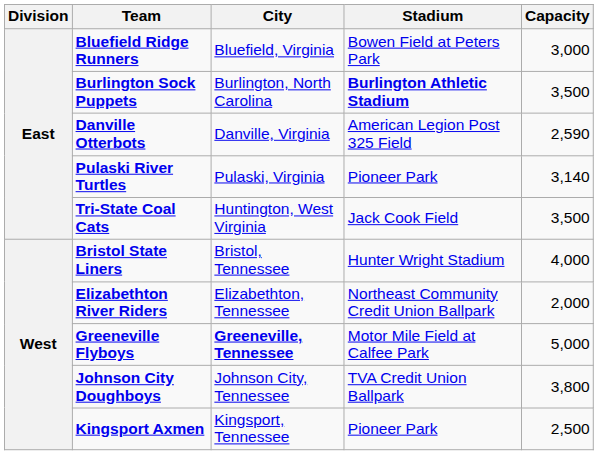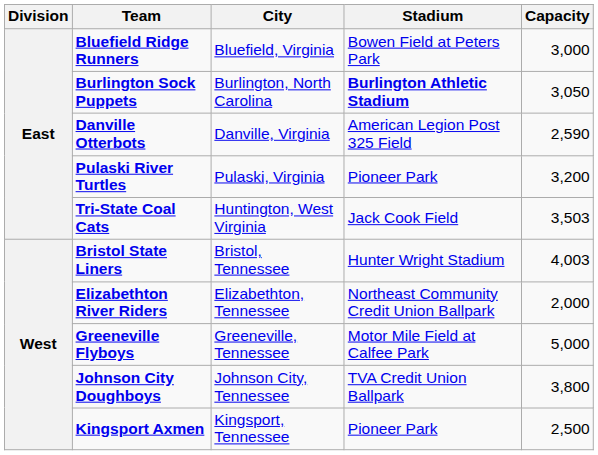(570, 92) 3,500 -> (570, 92) 3,050
(570, 176) 3,140 -> (570, 176) 3,200
(570, 218) 3,500 -> (570, 218) 3,503
(570, 260) 4,000 -> (570, 260) 4,003
(258, 344) bold -> (256, 344) normal
